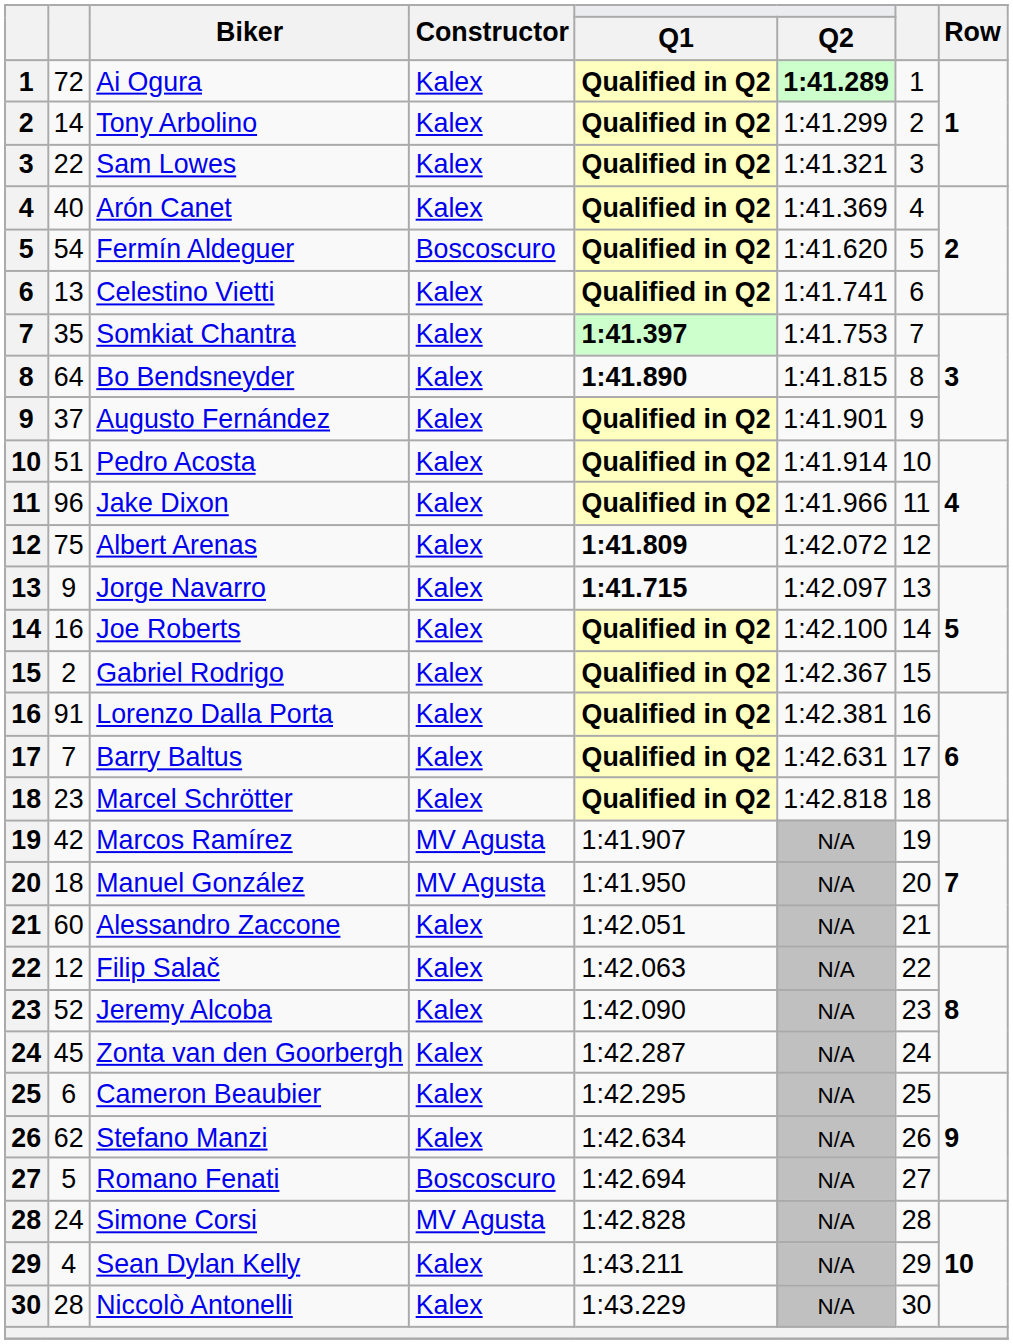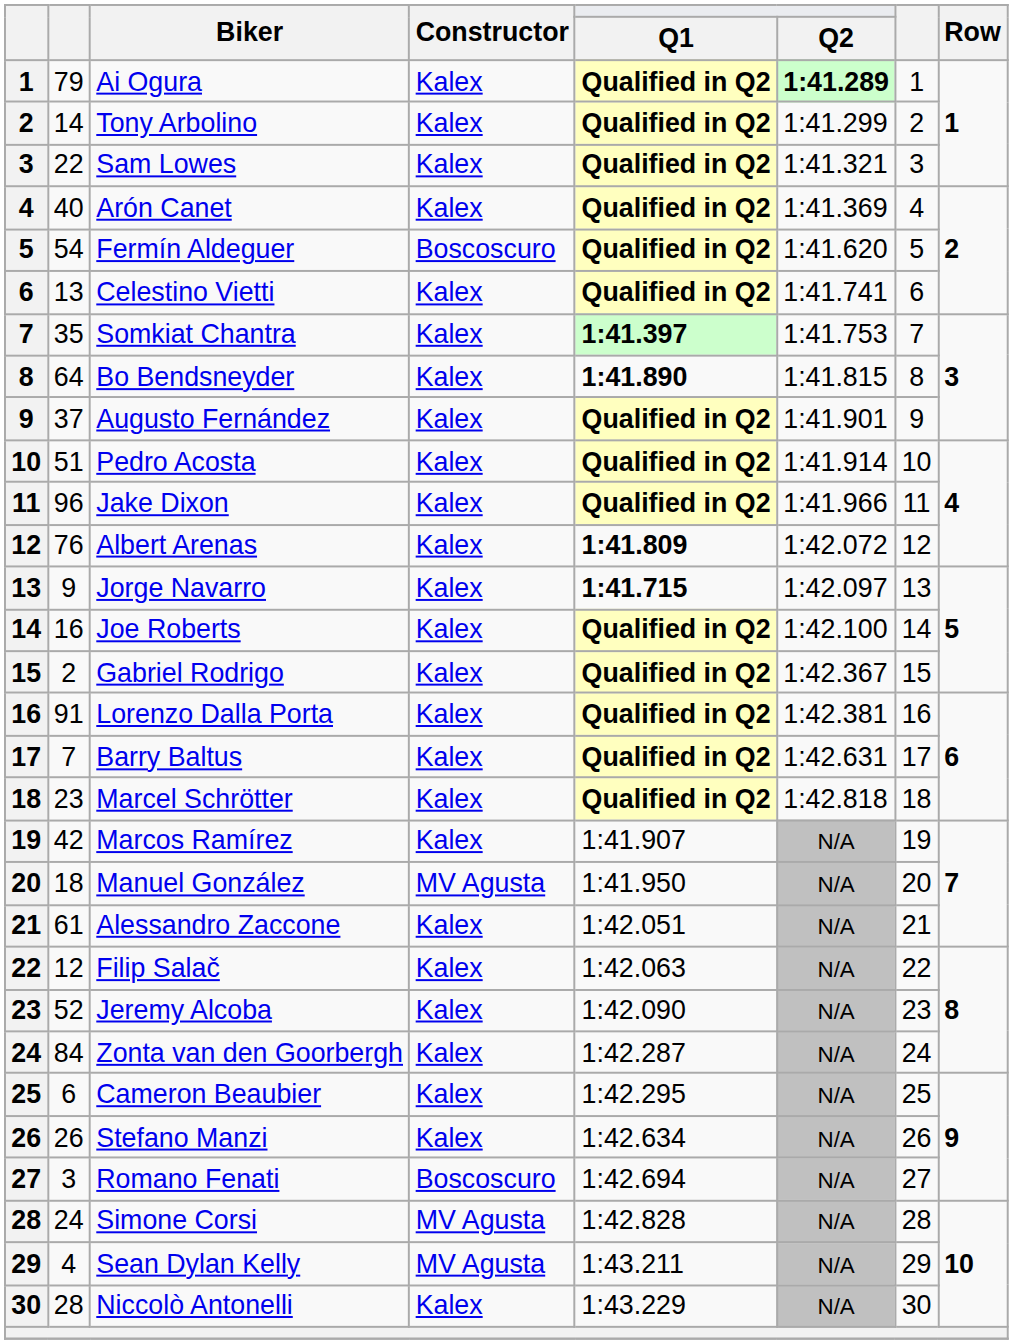(69, 81) 72 -> (69, 81) 79
(69, 545) 75 -> (69, 545) 76
(480, 841) MV Agusta -> (449, 841) Kalex
(69, 925) 60 -> (69, 925) 61
(69, 1052) 45 -> (69, 1052) 84
(69, 1136) 62 -> (69, 1136) 26
(69, 1179) 5 -> (69, 1179) 3
(449, 1263) Kalex -> (480, 1263) MV Agusta
